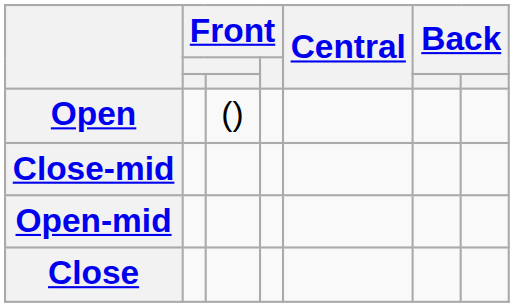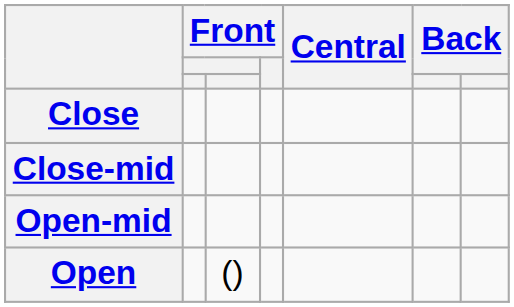rows swapped: (94, 273) <-> (94, 114)
